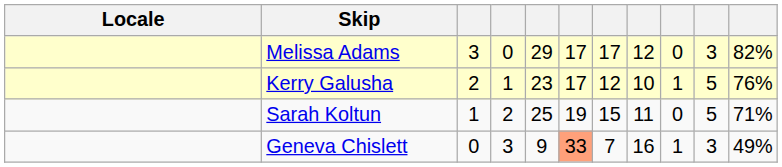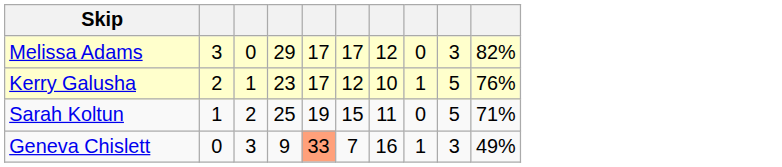- column: (133, 20)
